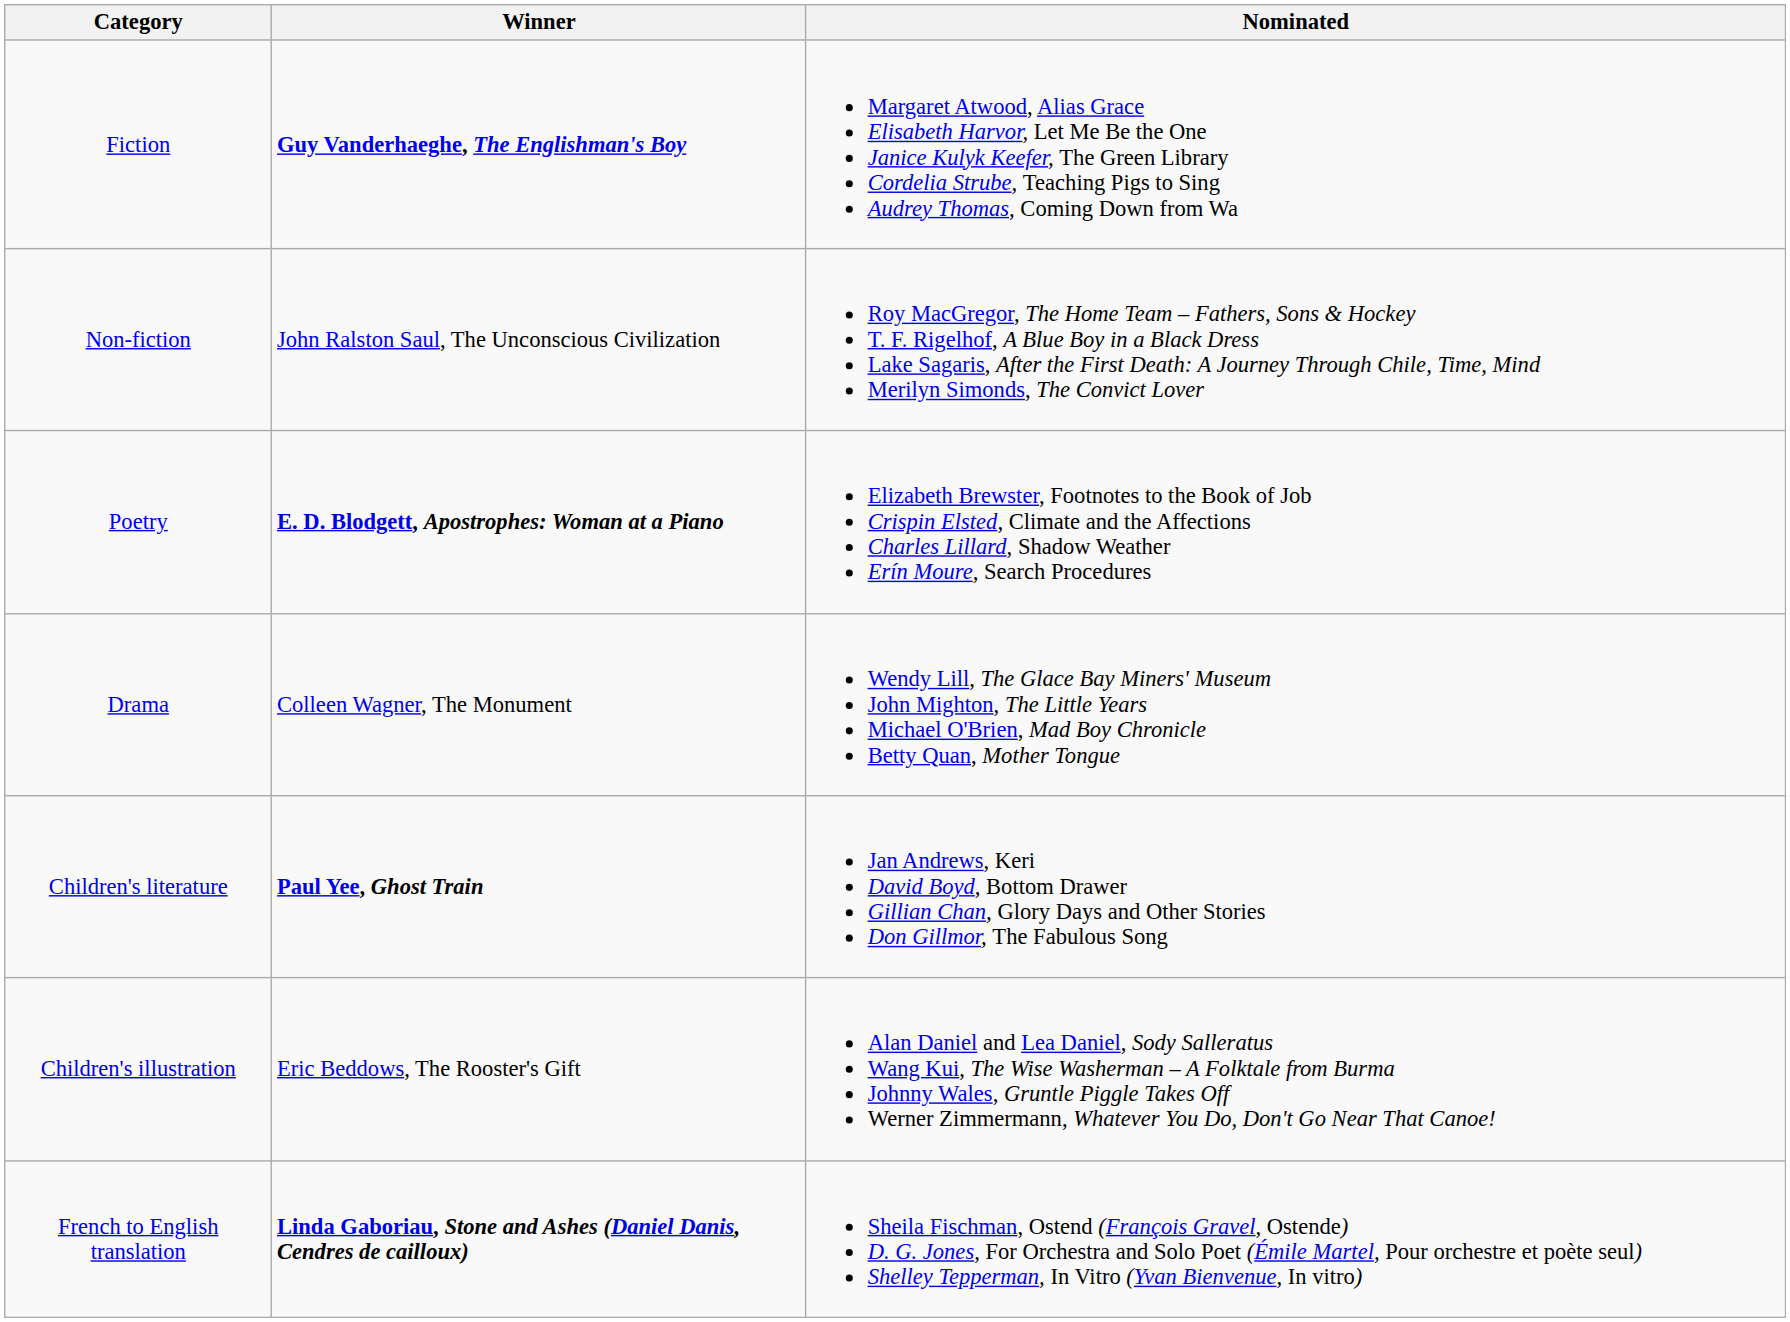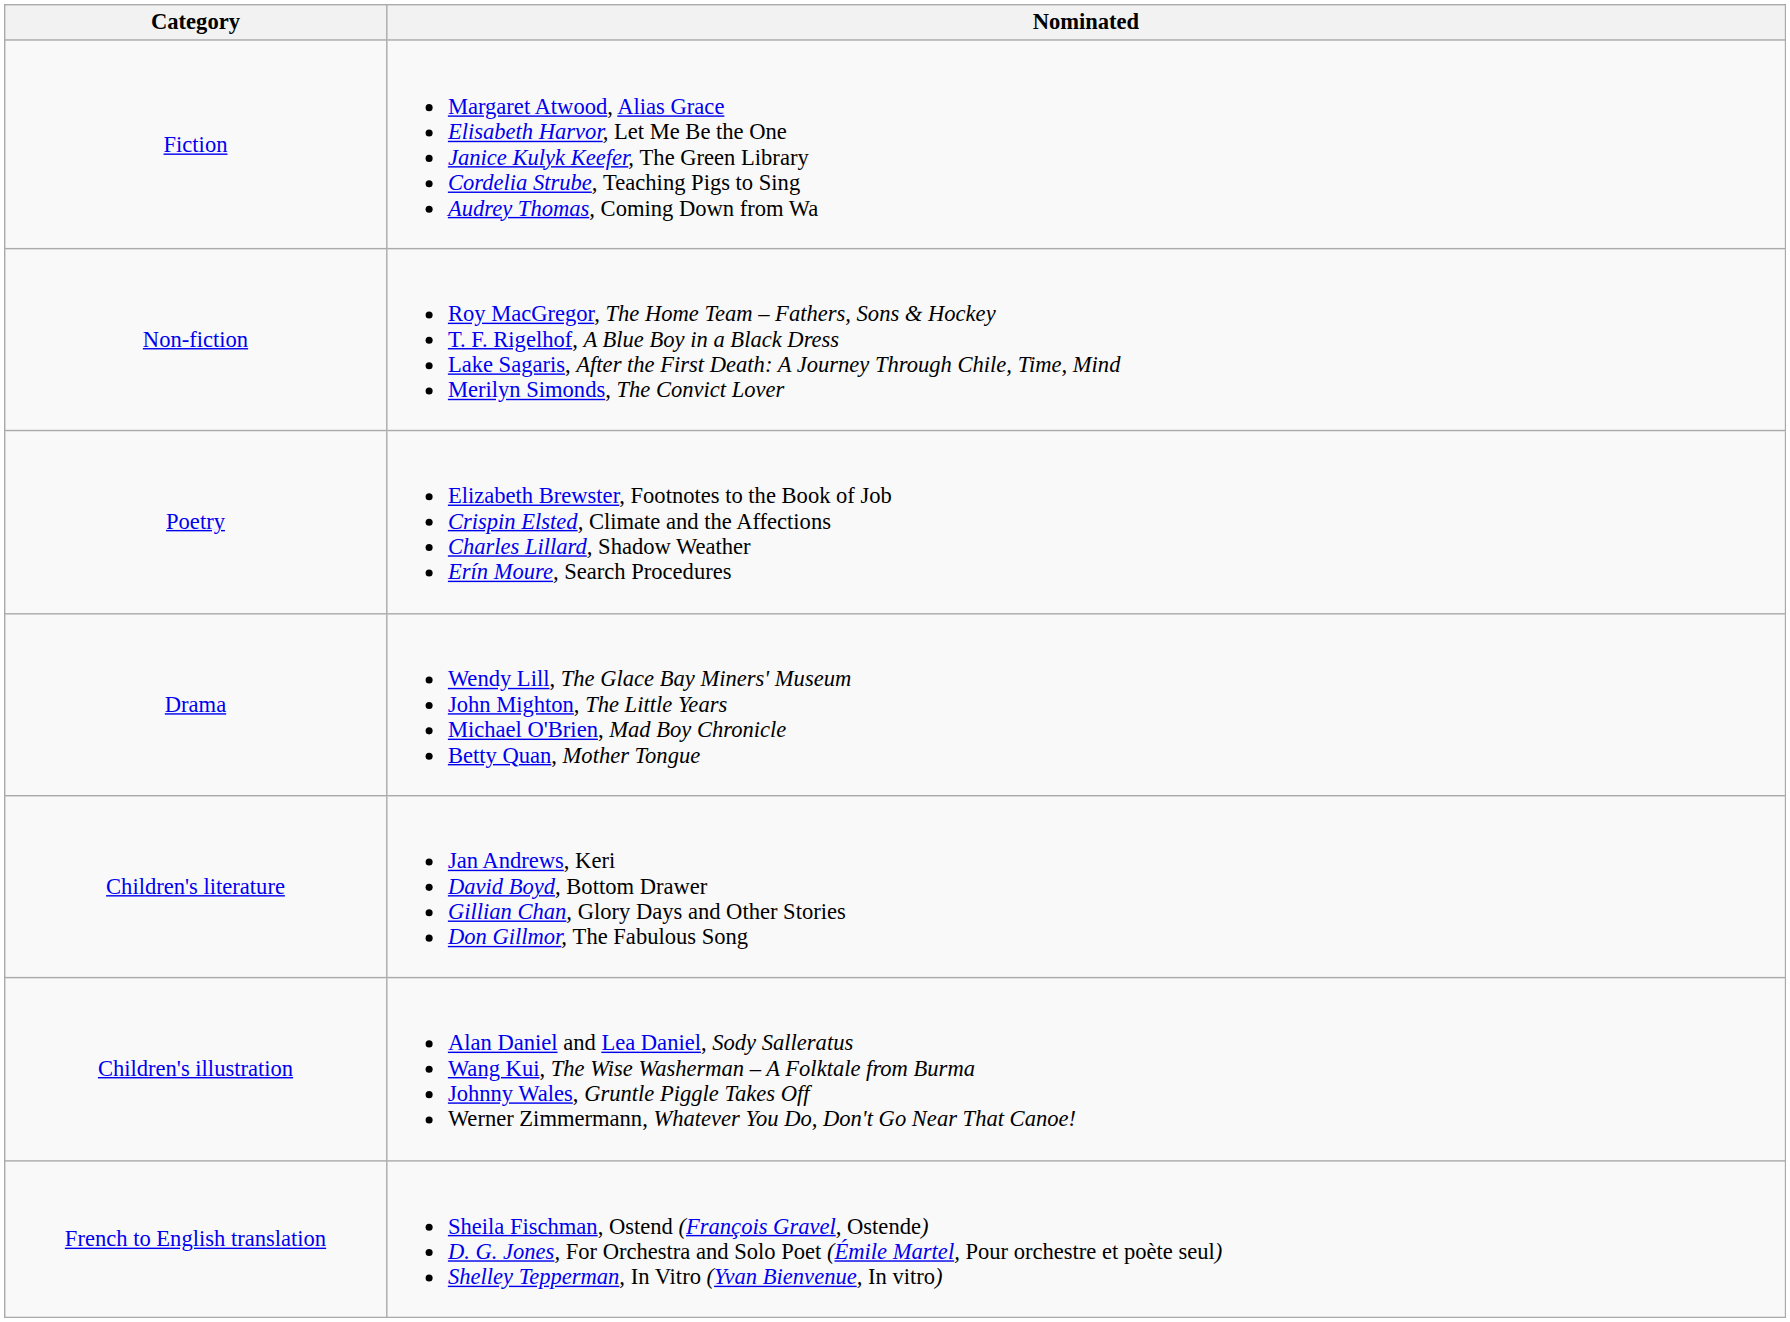- column: (539, 22)
